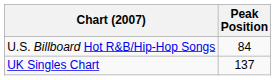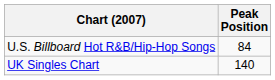(244, 65) 137 -> (244, 65) 140
